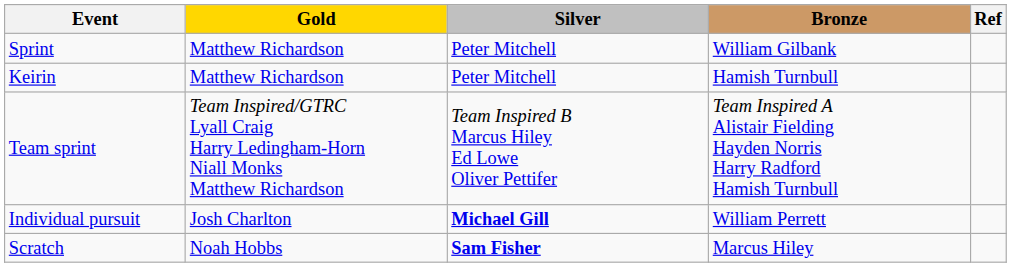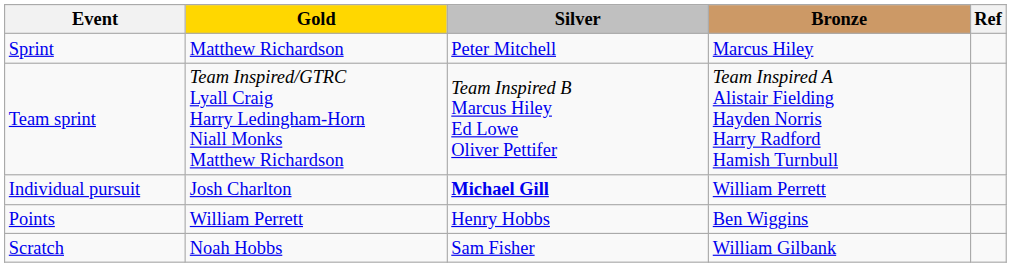(774, 48) William Gilbank -> (763, 48) Marcus Hiley
- row: (32, 77)
+ row: (32, 218)
(496, 247) bold -> (493, 247) normal
(763, 247) Marcus Hiley -> (774, 247) William Gilbank
